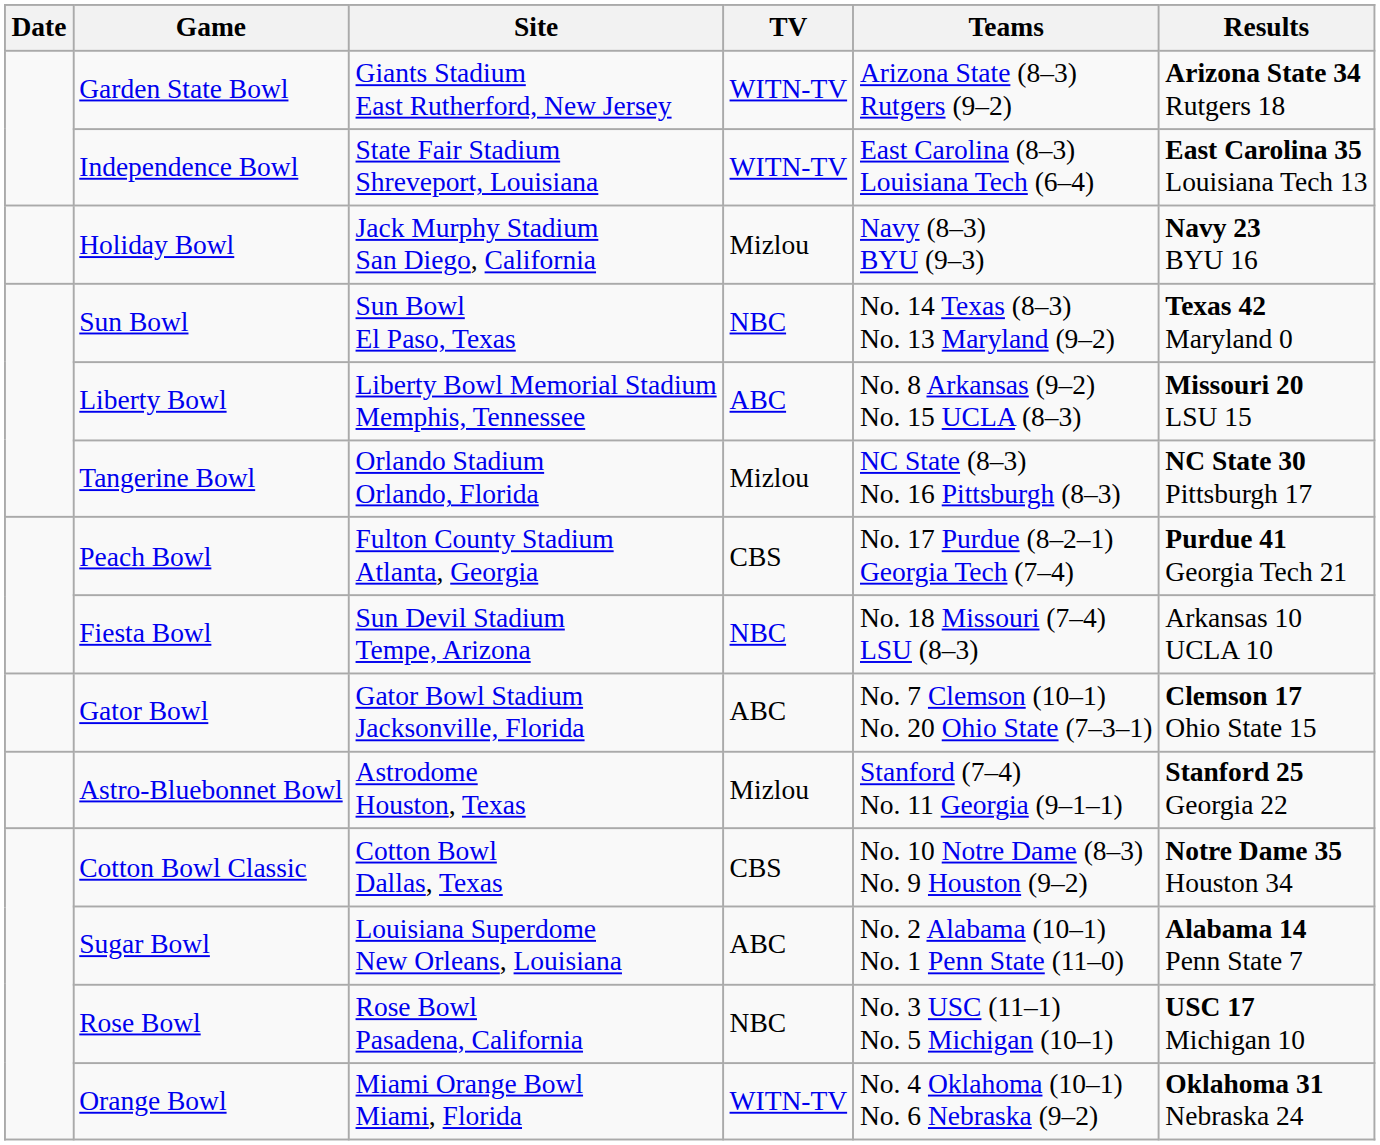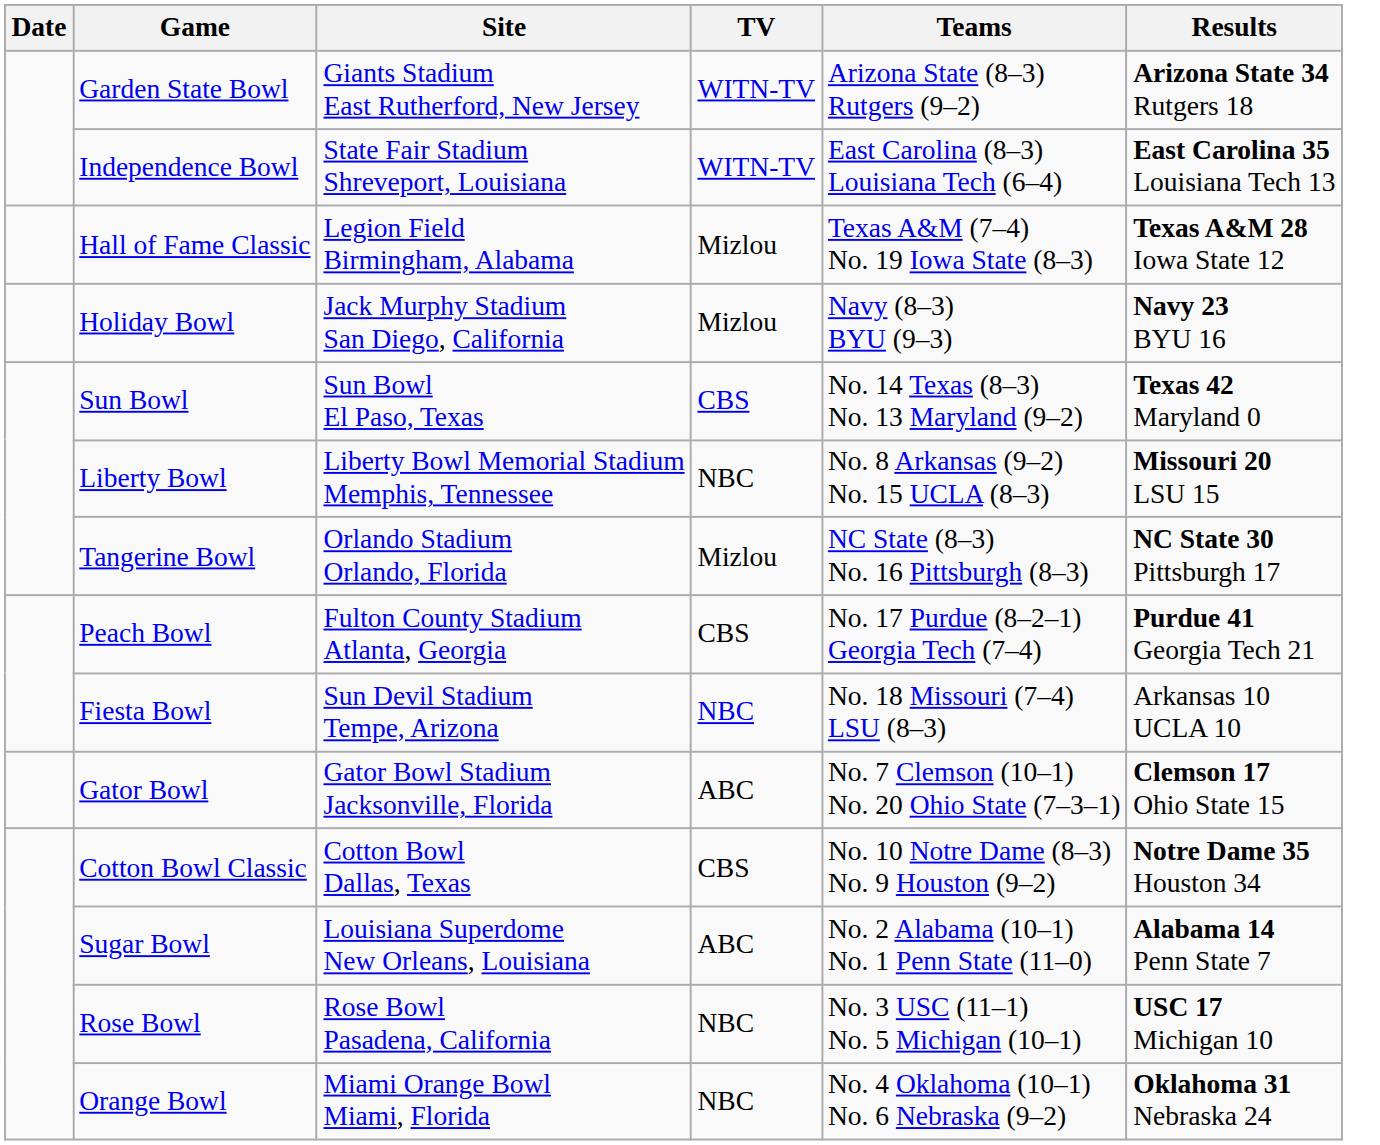+ row: (195, 244)
(758, 322) NBC -> (723, 400) CBS
(758, 400) ABC -> (726, 478) NBC
- row: (211, 789)
(788, 1100) WITN-TV -> (726, 1100) NBC
